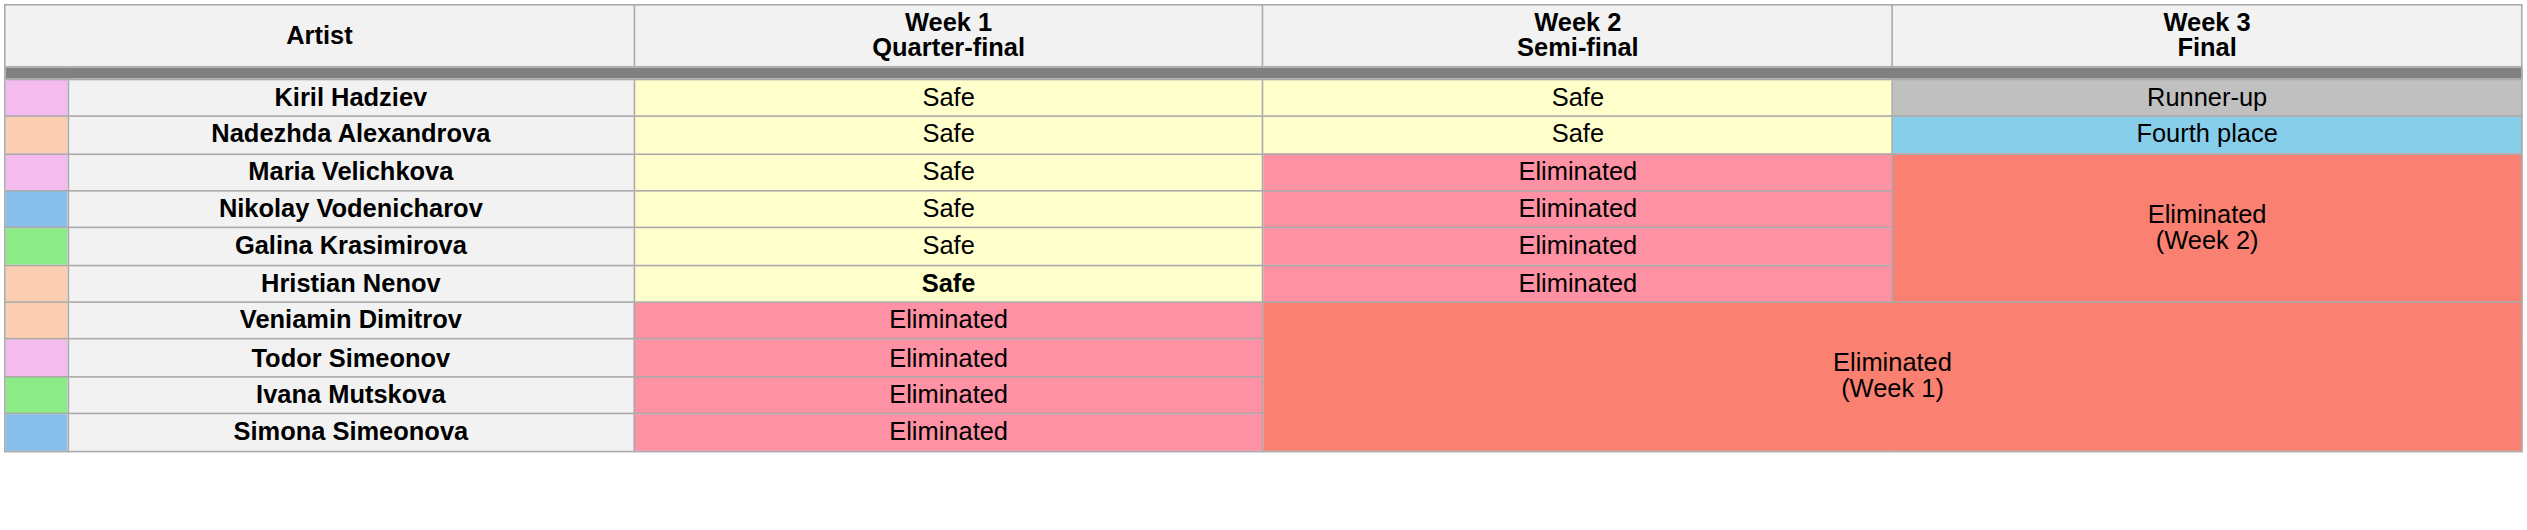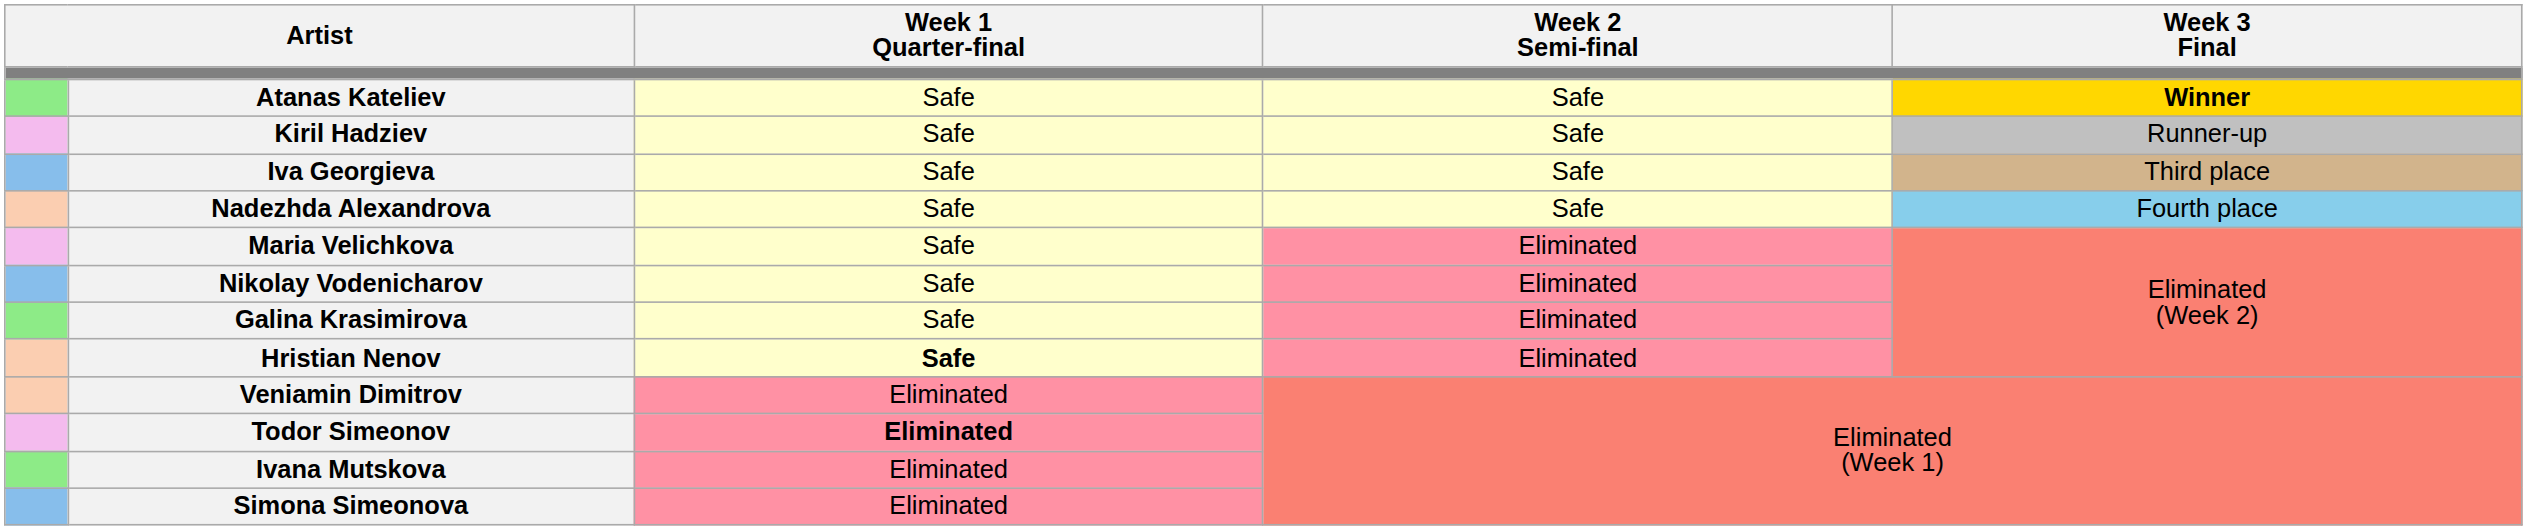+ row: (351, 97)
+ row: (351, 171)
(949, 357) normal -> (949, 431) bold
